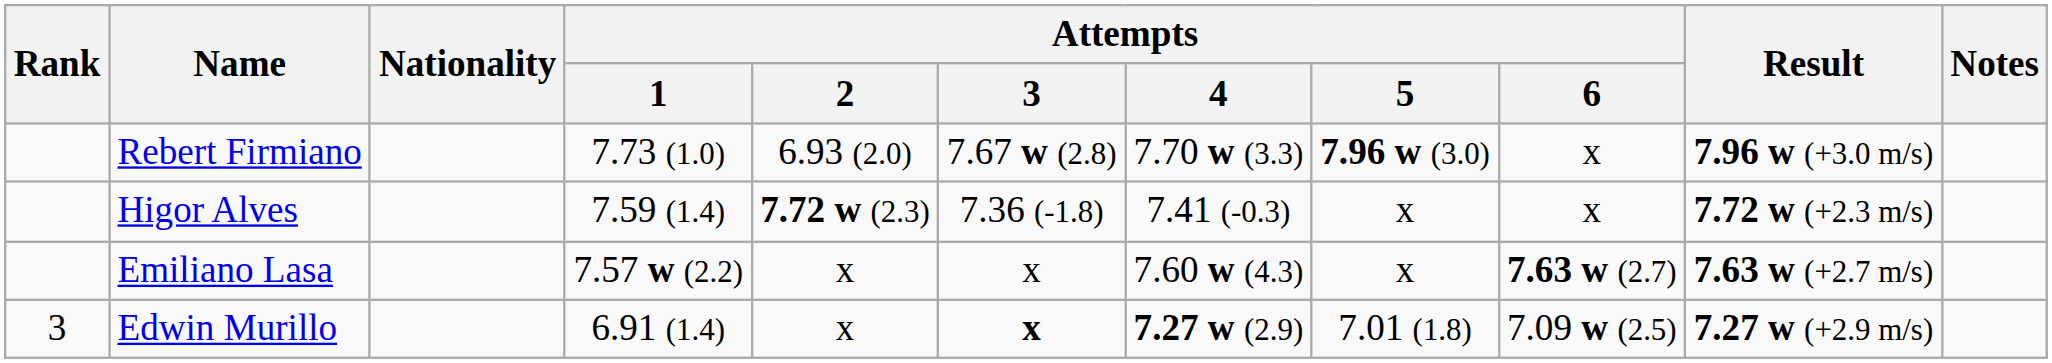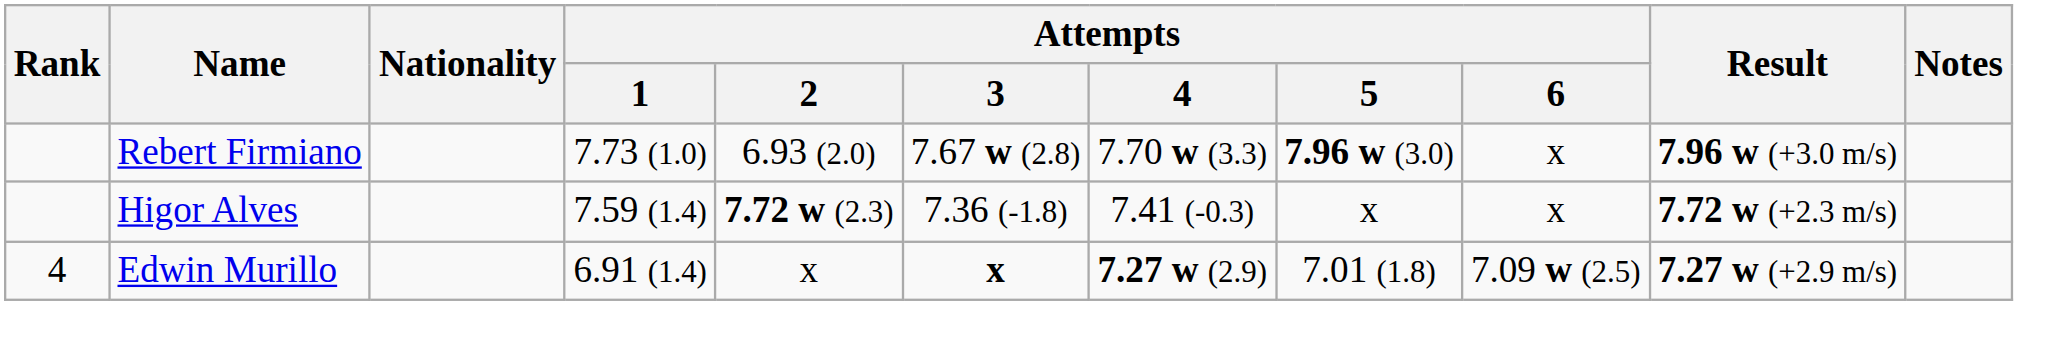- row: (225, 269)
(57, 328) 3 -> (57, 269) 4
